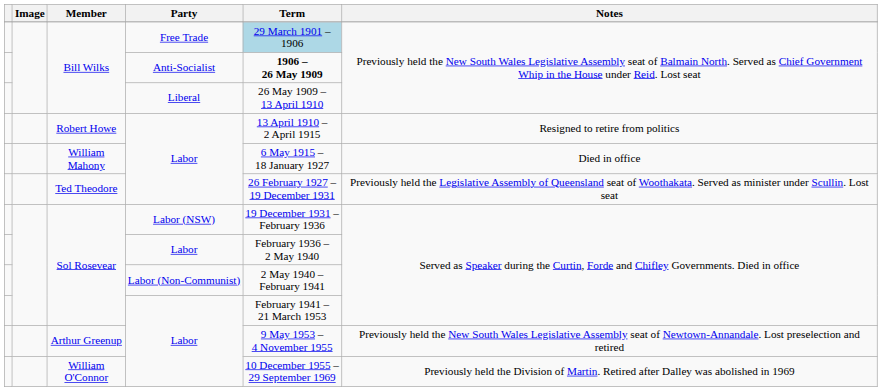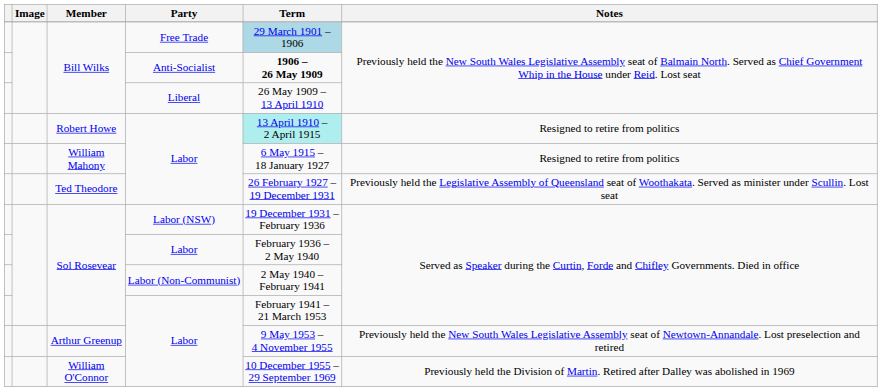(292, 128) no background -> (292, 128) paleturquoise background
(609, 158) Died in office -> (609, 158) Resigned to retire from politics
